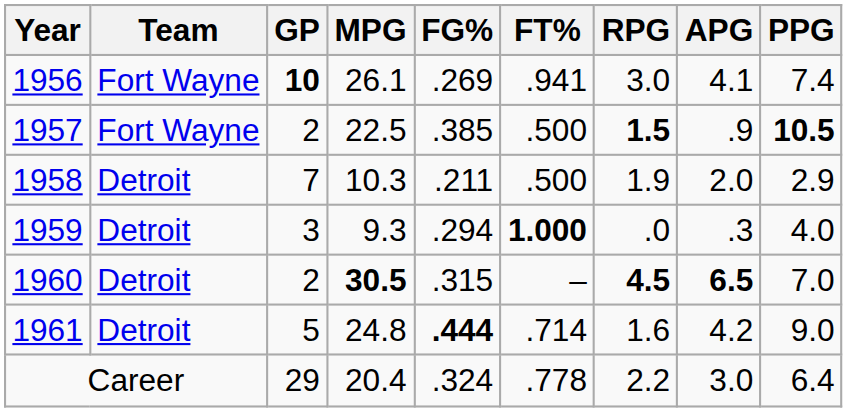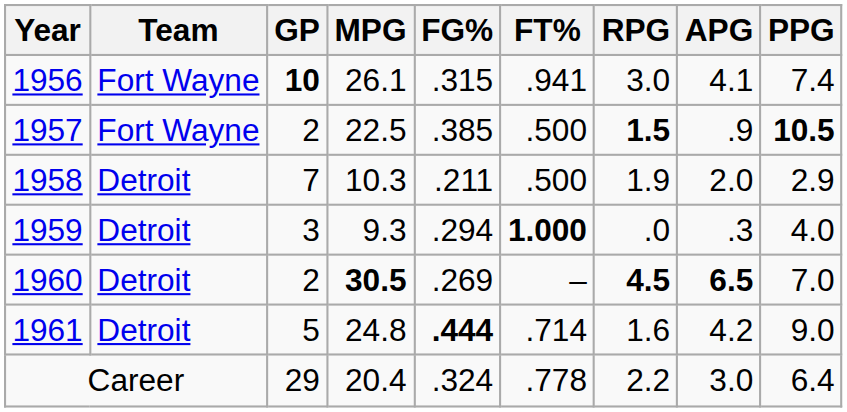(462, 80) .269 -> (462, 80) .315
(462, 281) .315 -> (462, 281) .269
